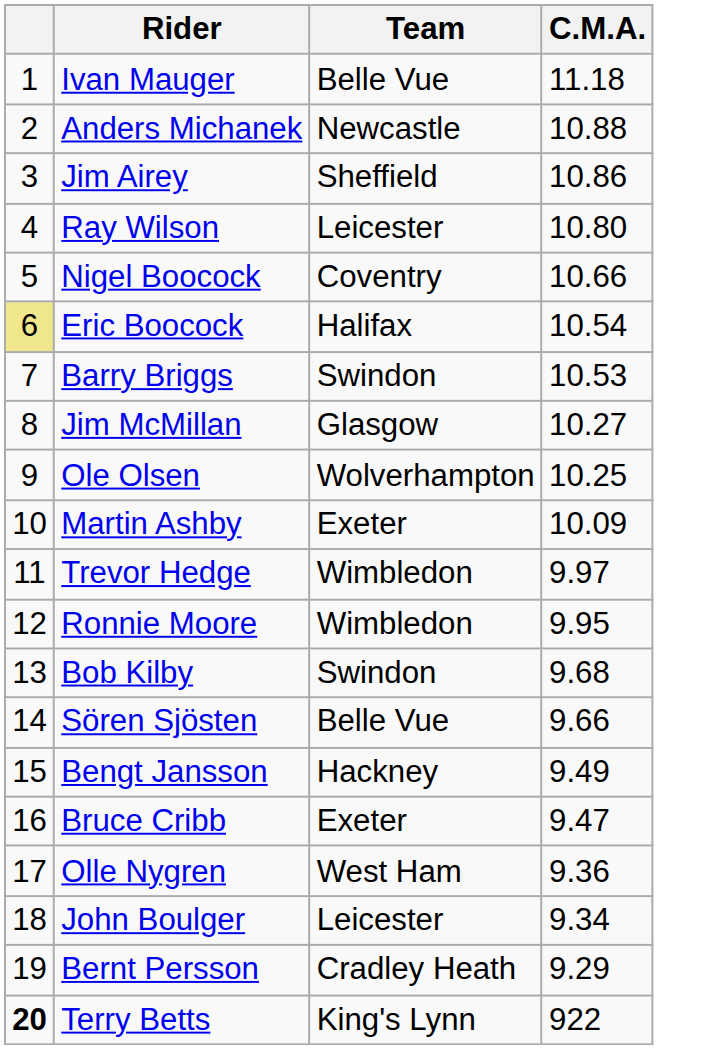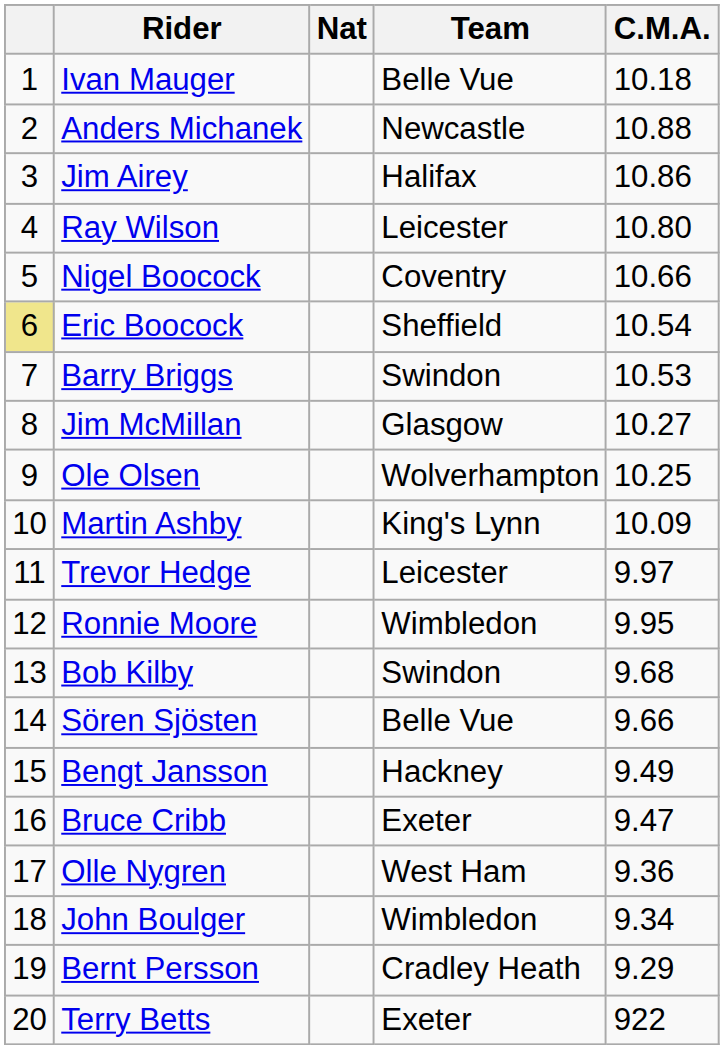+ column: (342, 29)
(587, 78) 11.18 -> (653, 78) 10.18
(377, 177) Sheffield -> (429, 177) Halifax
(364, 326) Halifax -> (442, 326) Sheffield
(362, 524) Exeter -> (461, 524) King's Lynn
(395, 573) Wimbledon -> (445, 573) Leicester
(380, 919) Leicester -> (459, 919) Wimbledon
(30, 1018) bold -> (30, 1018) normal
(396, 1018) King's Lynn -> (426, 1018) Exeter
